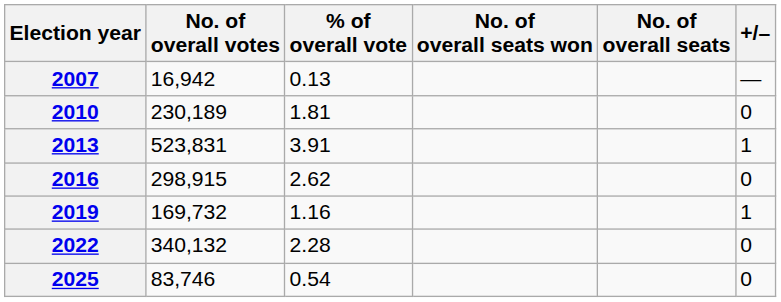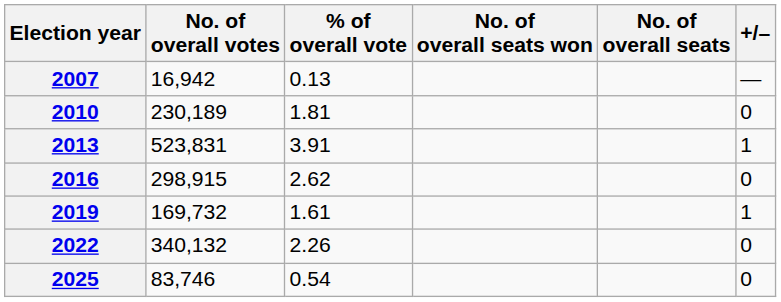(310, 212) 1.16 -> (310, 212) 1.61
(310, 245) 2.28 -> (310, 245) 2.26
